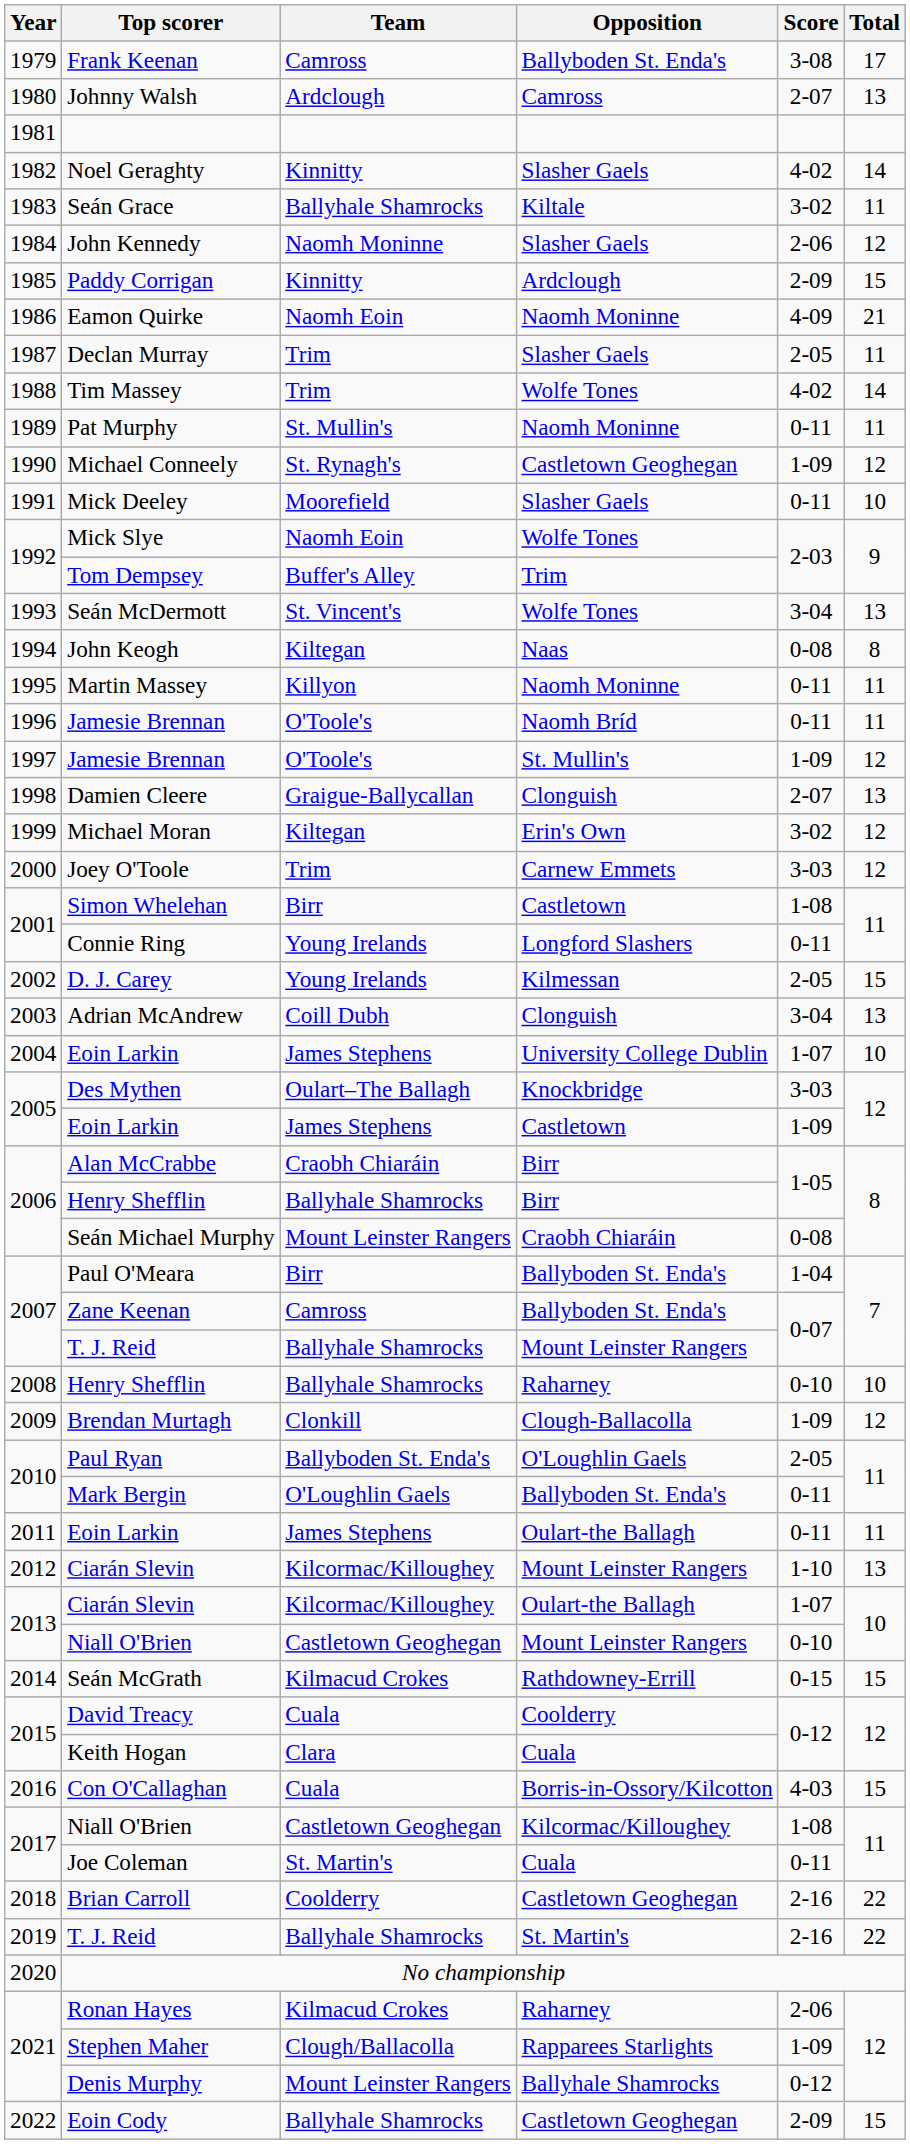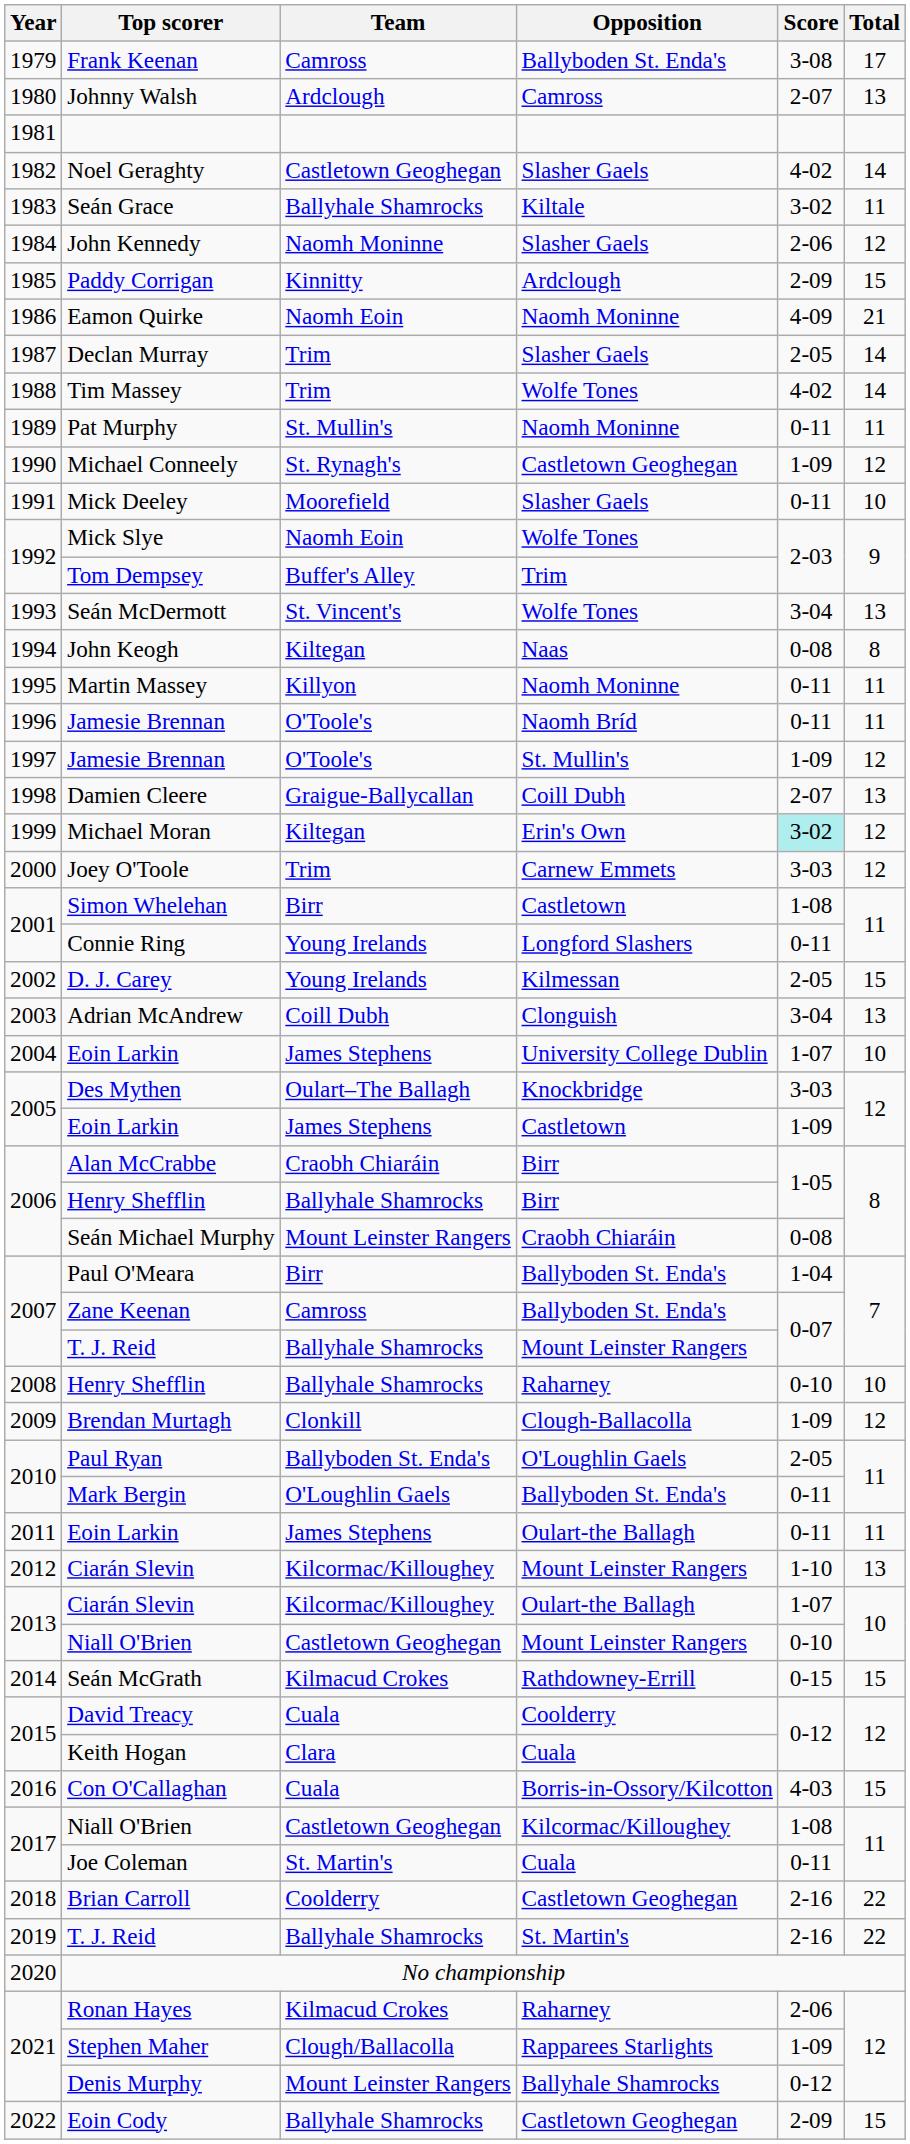(324, 170) Kinnitty -> (393, 170) Castletown Geoghegan
(875, 354) 11 -> (875, 354) 14
(569, 795) Clonguish -> (573, 795) Coill Dubh
(811, 832) no background -> (811, 832) paleturquoise background
